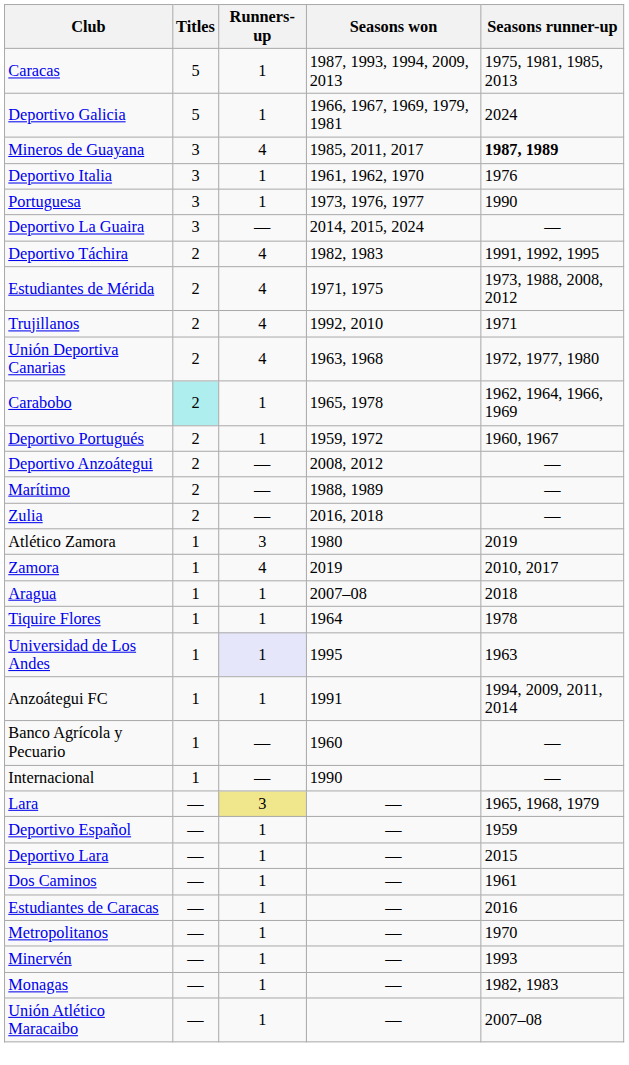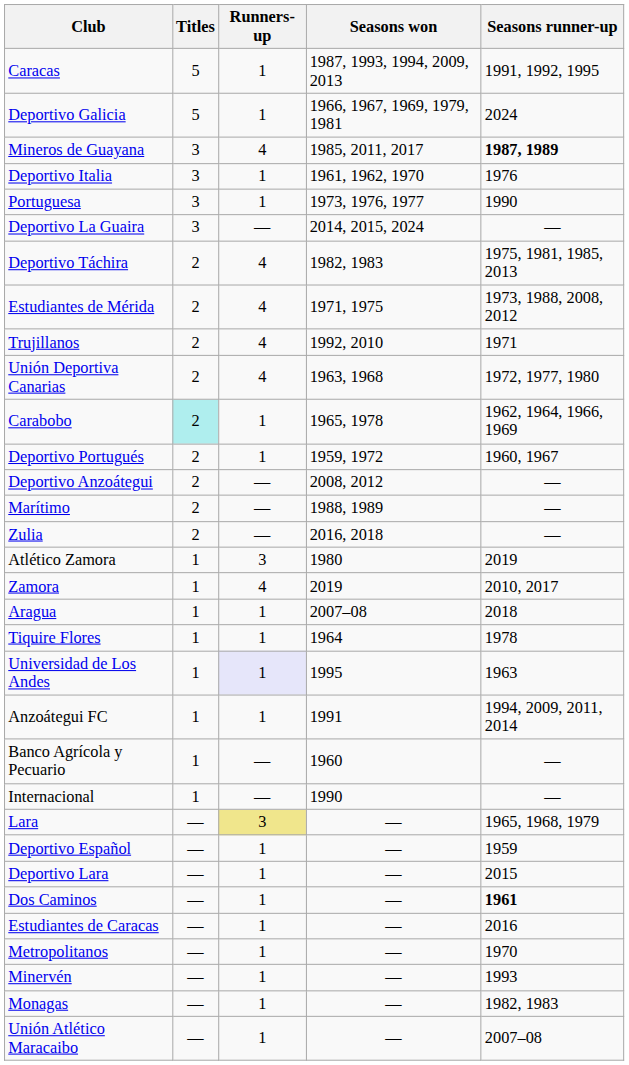(544, 70) 1975, 1981, 1985, 2013 -> (542, 70) 1991, 1992, 1995
(542, 253) 1991, 1992, 1995 -> (544, 262) 1975, 1981, 1985, 2013
(501, 881) normal -> (501, 899) bold
